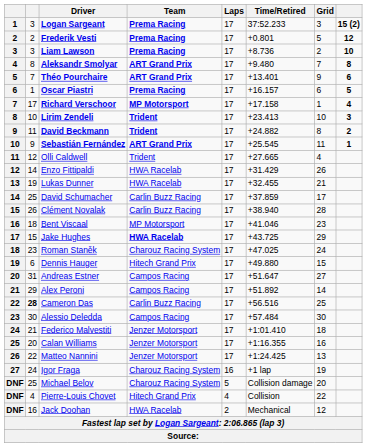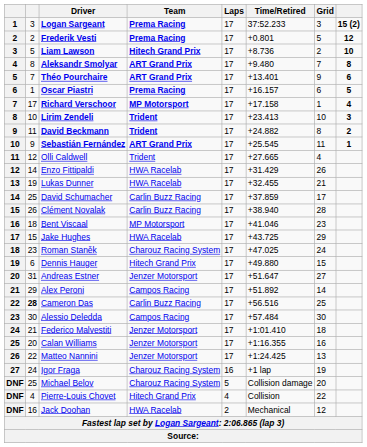(32, 50) 3 -> (32, 50) 5
(157, 50) Prema Racing -> (165, 50) Hitech Grand Prix
(156, 237) bold -> (155, 237) normal
(159, 276) Campos Racing -> (163, 276) Jenzer Motorsport
